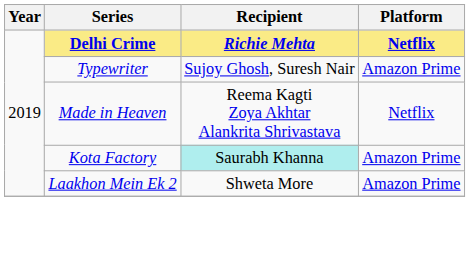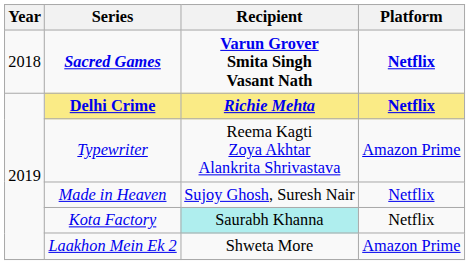+ row: (113, 61)
(269, 69) Sujoy Ghosh, Suresh Nair -> (269, 150) Reema Kagti Zoya Akhtar Alankrita Shrivastava
(269, 113) Reema Kagti Zoya Akhtar Alankrita Shrivastava -> (269, 194) Sujoy Ghosh, Suresh Nair
(411, 157) Amazon Prime -> (411, 220) Netflix
